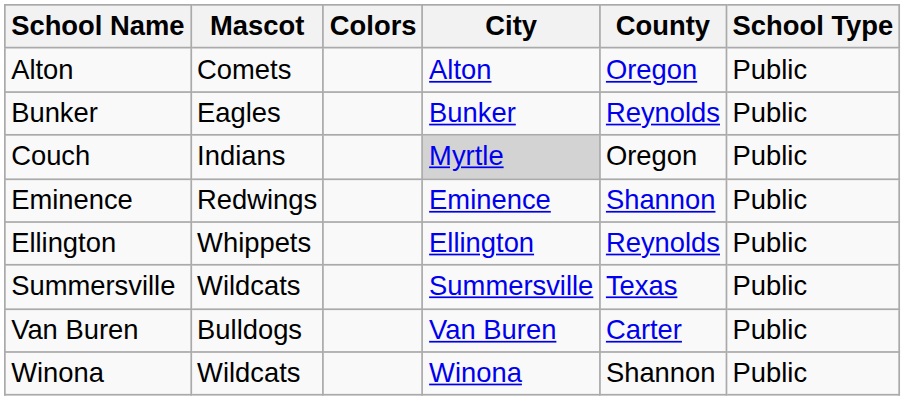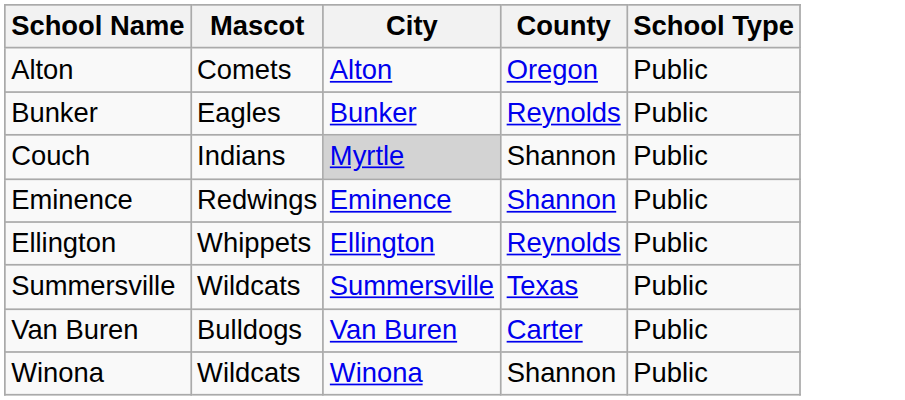- column: (373, 26)
(652, 156) Oregon -> (561, 156) Shannon
